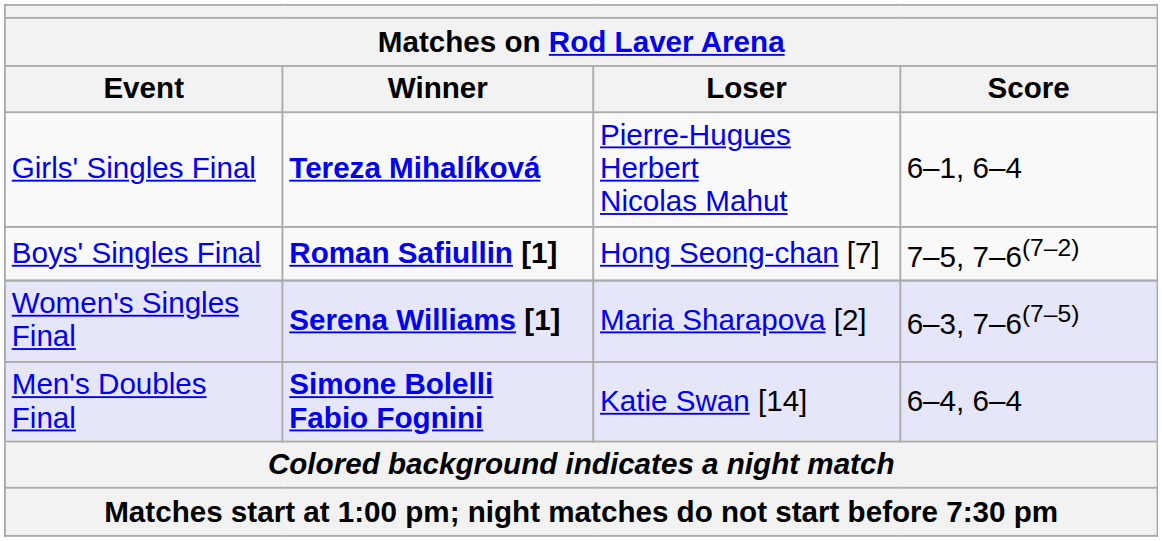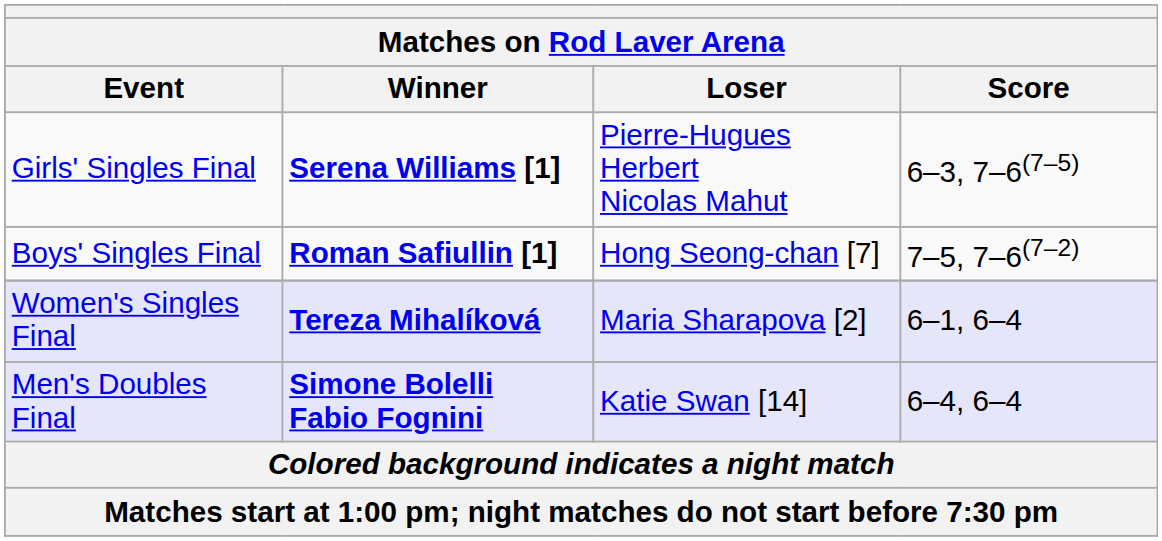(415, 168) Tereza Mihalíková -> (425, 168) Serena Williams [1]
(964, 168) 6–1, 6–4 -> (993, 168) 6–3, 7–6(7–5)
(425, 320) Serena Williams [1] -> (415, 320) Tereza Mihalíková
(993, 320) 6–3, 7–6(7–5) -> (964, 320) 6–1, 6–4
